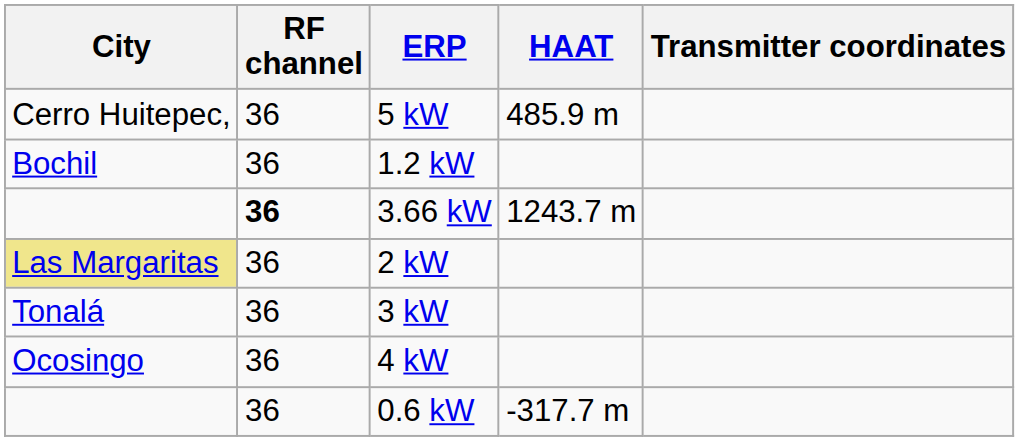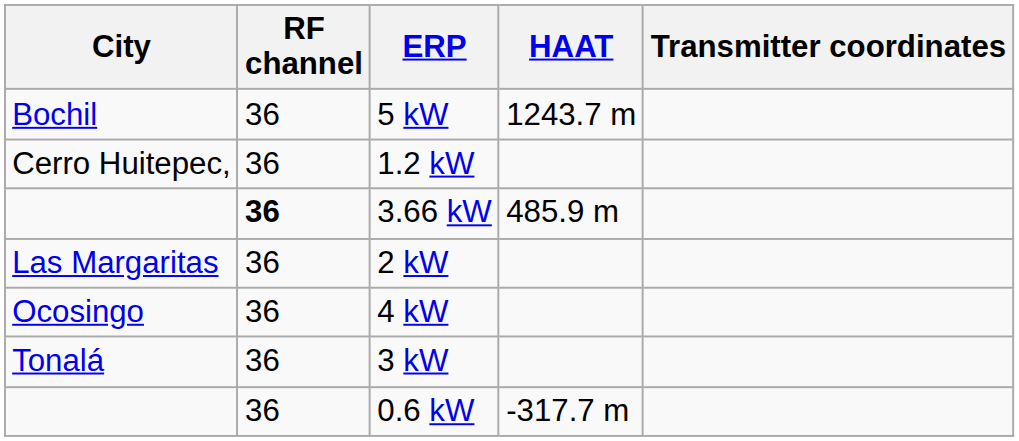(121, 113) Cerro Huitepec, -> (55, 113) Bochil
(563, 113) 485.9 m -> (571, 113) 1243.7 m
(55, 163) Bochil -> (121, 163) Cerro Huitepec,
(571, 212) 1243.7 m -> (563, 212) 485.9 m
(115, 262) khaki background -> (115, 262) no background
rows swapped: (413, 361) <-> (413, 311)
